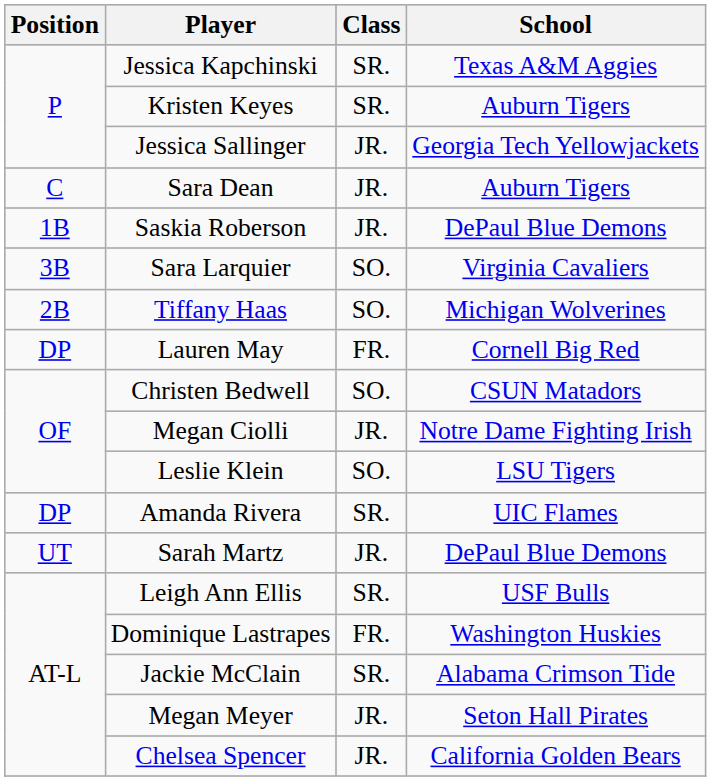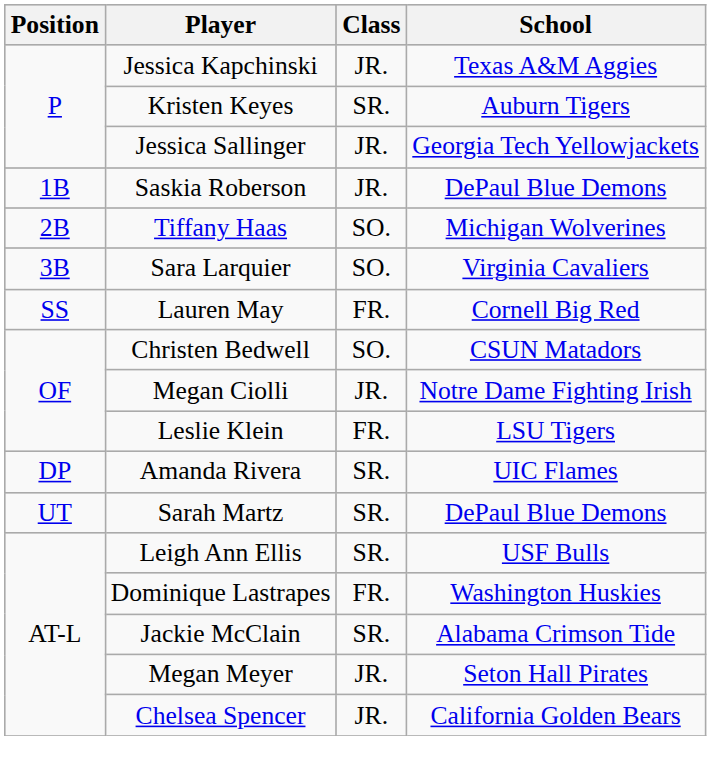(371, 65) SR. -> (371, 65) JR.
- row: (221, 187)
rows swapped: (221, 308) <-> (221, 268)
(55, 349) DP -> (55, 308) SS
(371, 471) SO. -> (371, 430) FR.
(371, 552) JR. -> (371, 512) SR.
